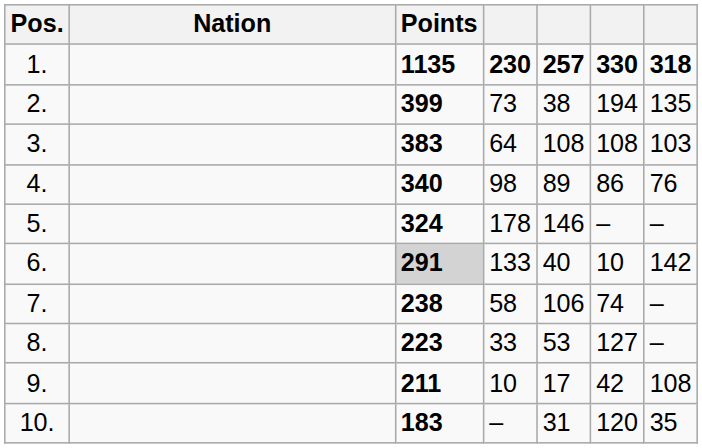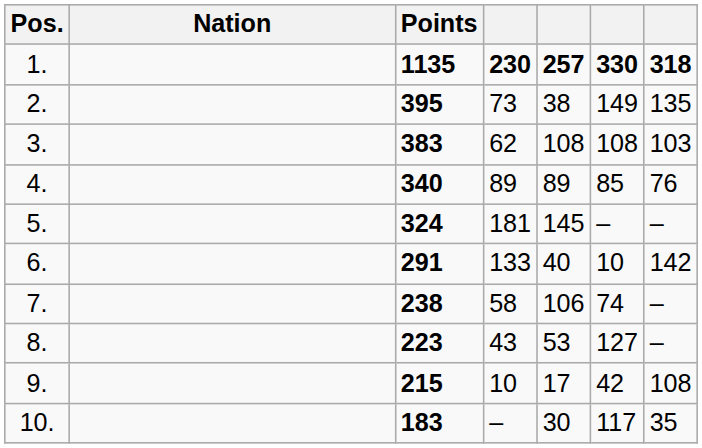(422, 104) 399 -> (422, 104) 395
(617, 104) 194 -> (617, 104) 149
(503, 143) 64 -> (503, 143) 62
(503, 183) 98 -> (503, 183) 89
(610, 183) 86 -> (610, 183) 85
(510, 223) 178 -> (510, 223) 181
(564, 223) 146 -> (564, 223) 145
(422, 263) lightgrey background -> (422, 263) no background
(503, 343) 33 -> (503, 343) 43
(421, 382) 211 -> (422, 382) 215
(557, 422) 31 -> (557, 422) 30
(617, 422) 120 -> (616, 422) 117
